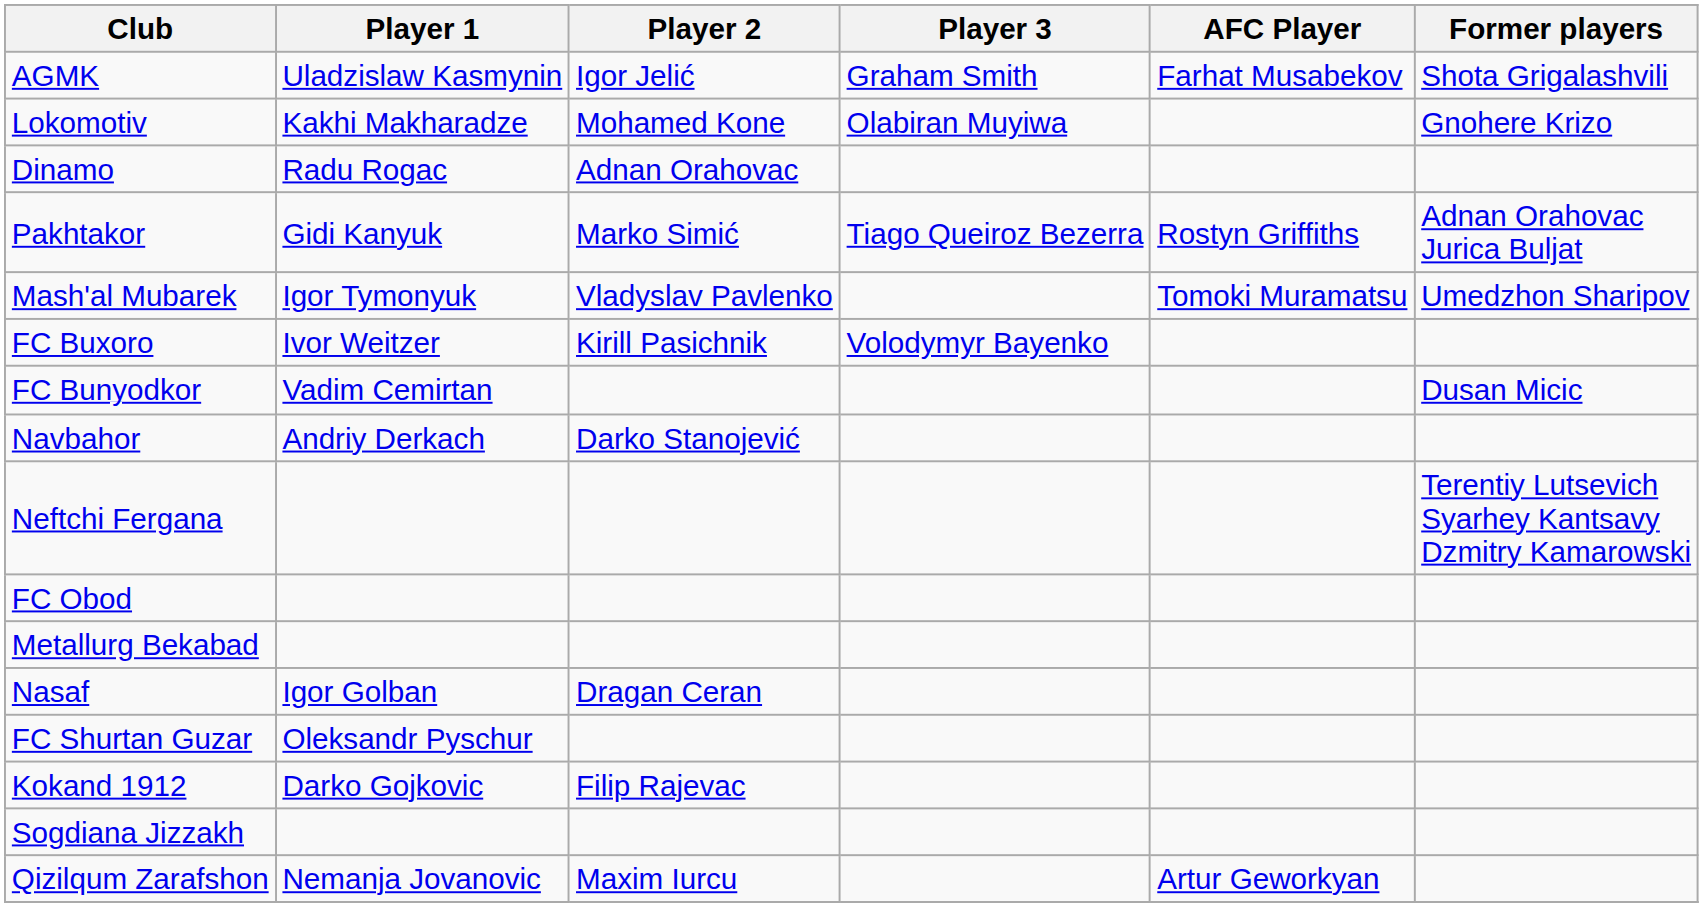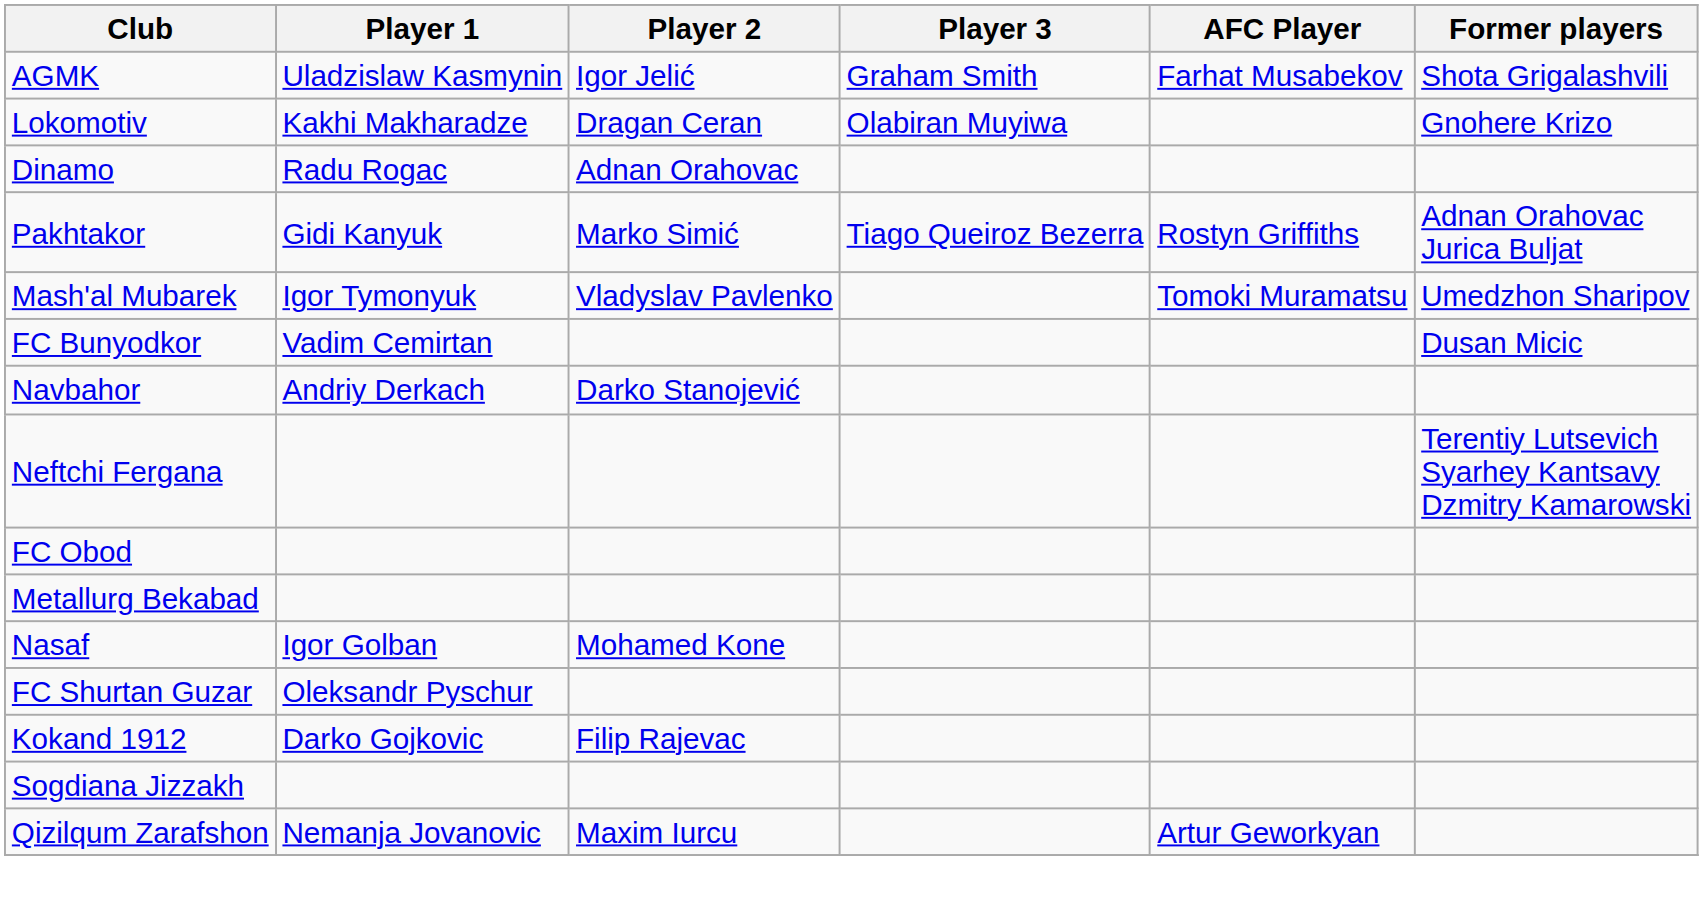(681, 122) Mohamed Kone -> (669, 122) Dragan Ceran
- row: (83, 343)
(669, 691) Dragan Ceran -> (681, 644) Mohamed Kone
